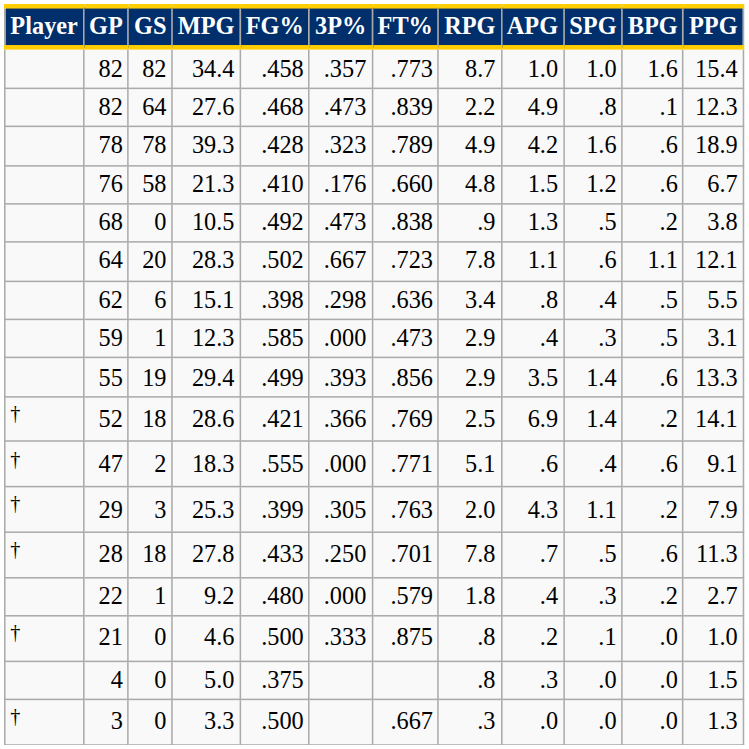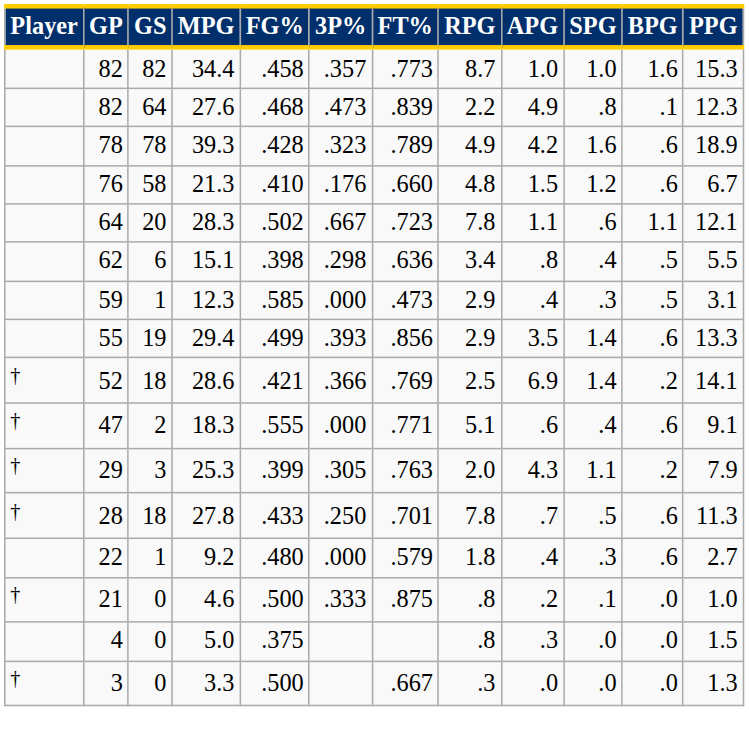(716, 68) 15.4 -> (716, 68) 15.3
- row: (213, 222)
(669, 596) .2 -> (669, 557) .6
